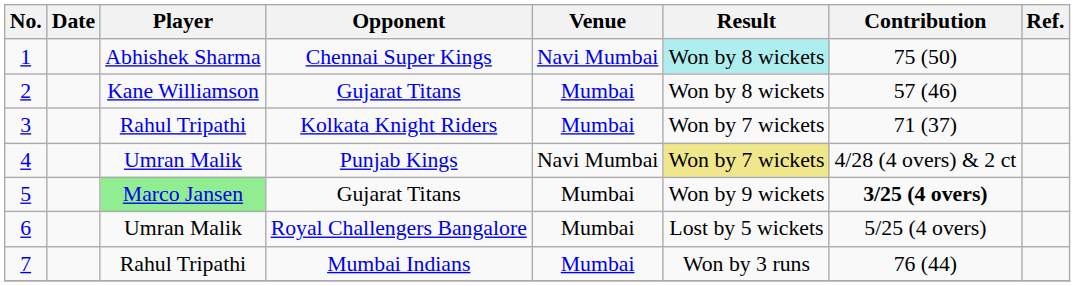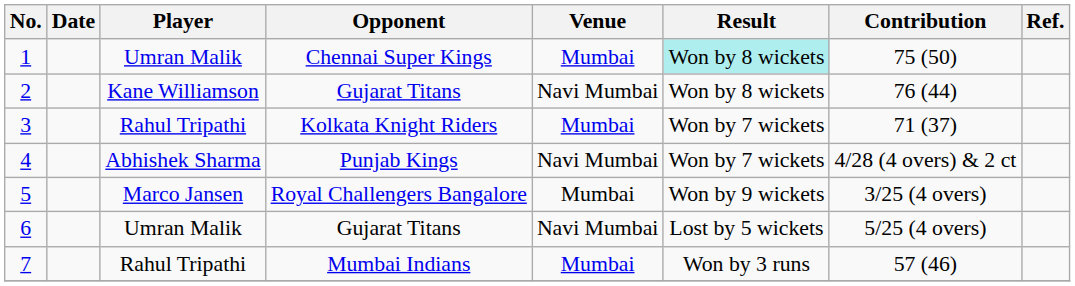(183, 56) Abhishek Sharma -> (183, 56) Umran Malik
(598, 56) Navi Mumbai -> (598, 56) Mumbai
(598, 90) Mumbai -> (598, 90) Navi Mumbai
(925, 90) 57 (46) -> (925, 90) 76 (44)
(183, 159) Umran Malik -> (183, 159) Abhishek Sharma
(746, 159) khaki background -> (746, 159) no background
(183, 194) lightgreen background -> (183, 194) no background
(399, 194) Gujarat Titans -> (399, 194) Royal Challengers Bangalore
(925, 194) bold -> (925, 194) normal
(399, 228) Royal Challengers Bangalore -> (399, 228) Gujarat Titans
(598, 228) Mumbai -> (598, 228) Navi Mumbai
(925, 263) 76 (44) -> (925, 263) 57 (46)
